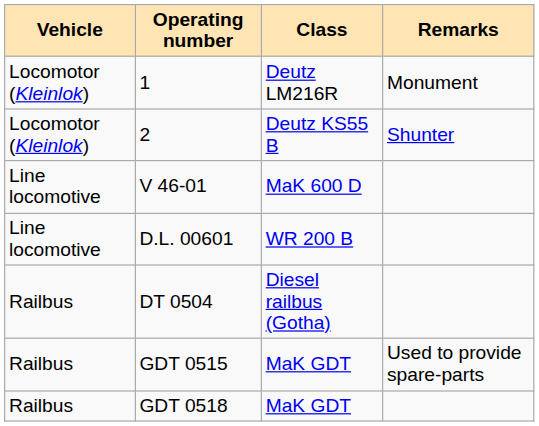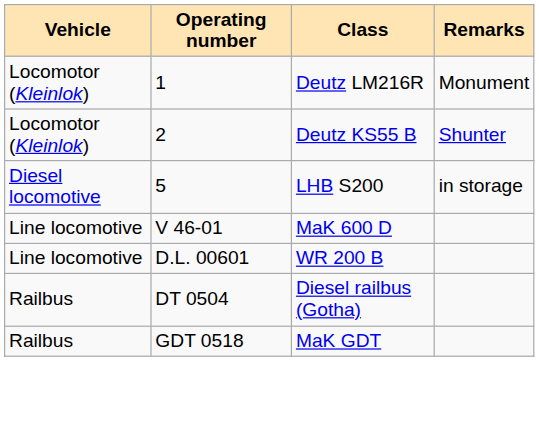+ row: (161, 186)
- row: (184, 364)
